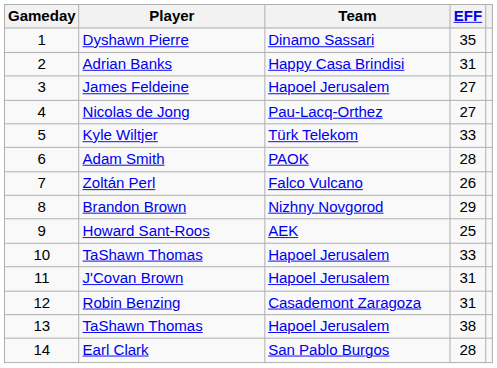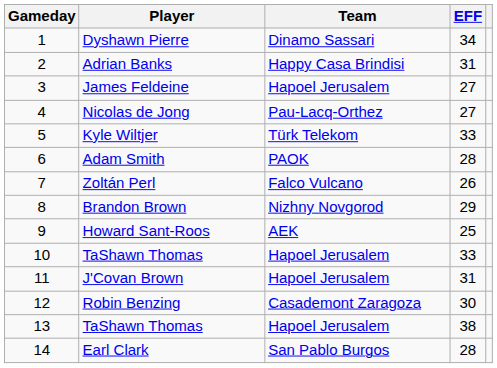(468, 40) 35 -> (468, 40) 34
(468, 302) 31 -> (468, 302) 30
